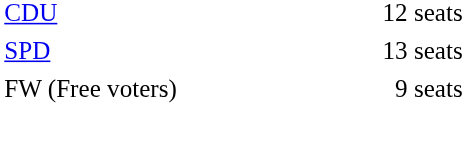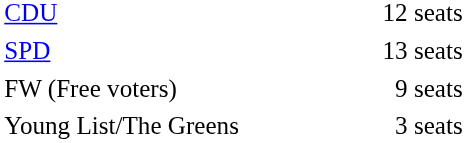+ row: (122, 126)
